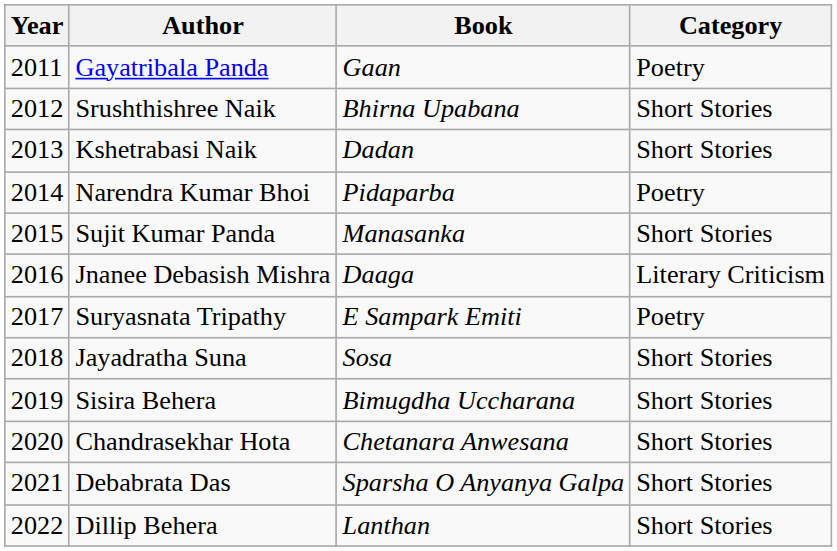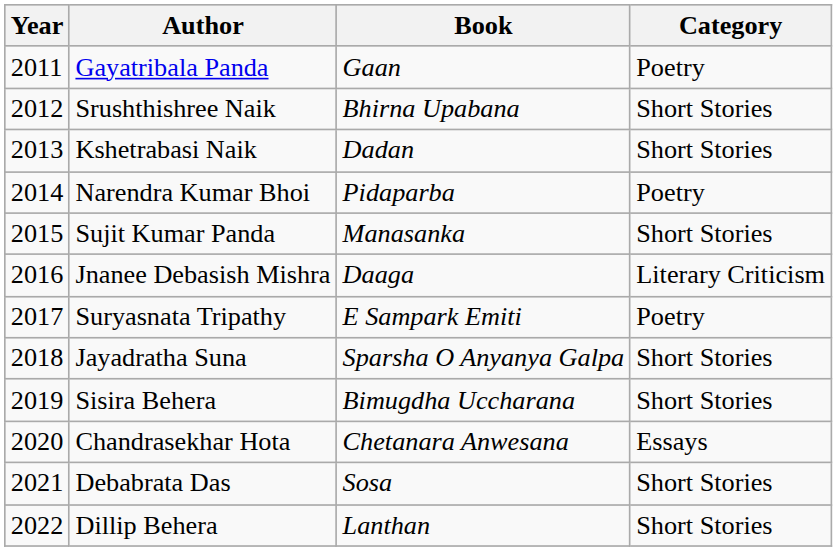(367, 358) Sosa -> (483, 358) Sparsha O Anyanya Galpa
(704, 441) Short Stories -> (672, 441) Essays
(483, 483) Sparsha O Anyanya Galpa -> (367, 483) Sosa
